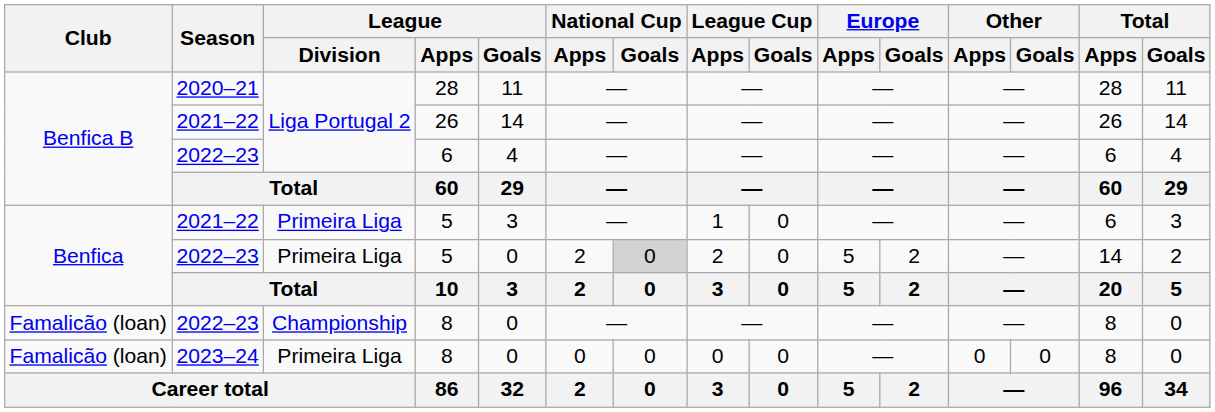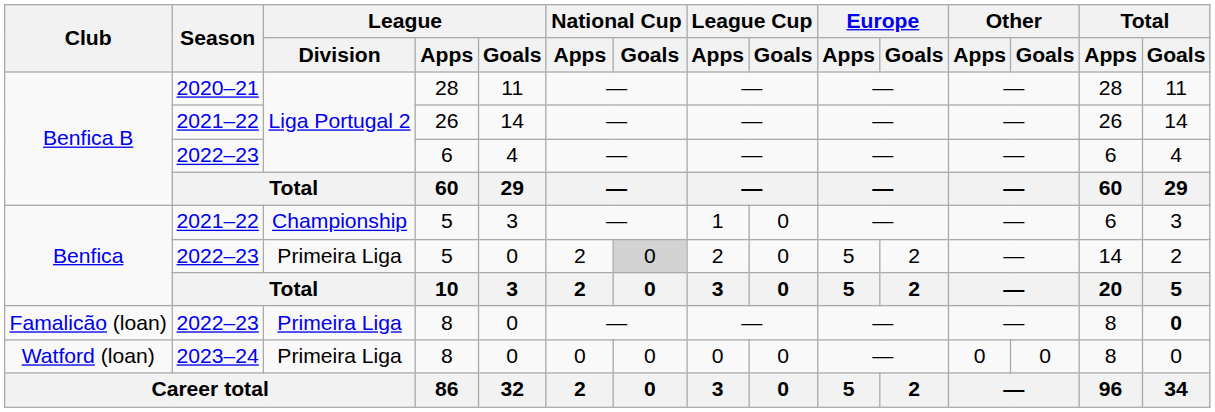(340, 222) Primeira Liga -> (340, 222) Championship
(340, 322) Championship -> (340, 322) Primeira Liga
(1176, 322) normal -> (1176, 322) bold
(88, 356) Famalicão (loan) -> (88, 356) Watford (loan)
